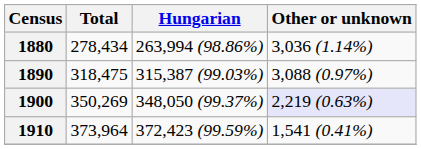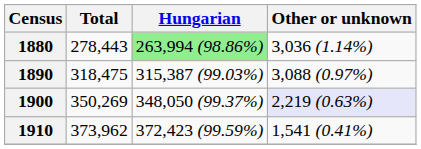(99, 46) 278,434 -> (99, 46) 278,443
(200, 46) no background -> (200, 46) lightgreen background
(99, 130) 373,964 -> (99, 130) 373,962
